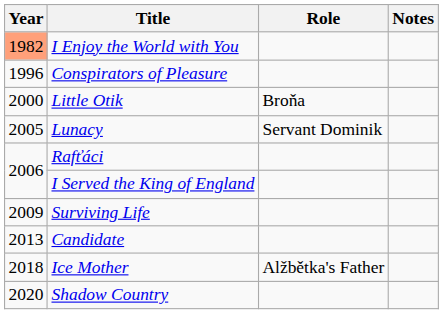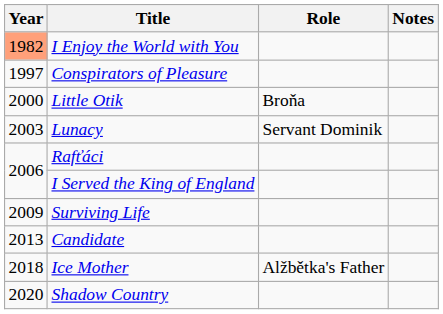(26, 73) 1996 -> (26, 73) 1997
(26, 128) 2005 -> (26, 128) 2003
